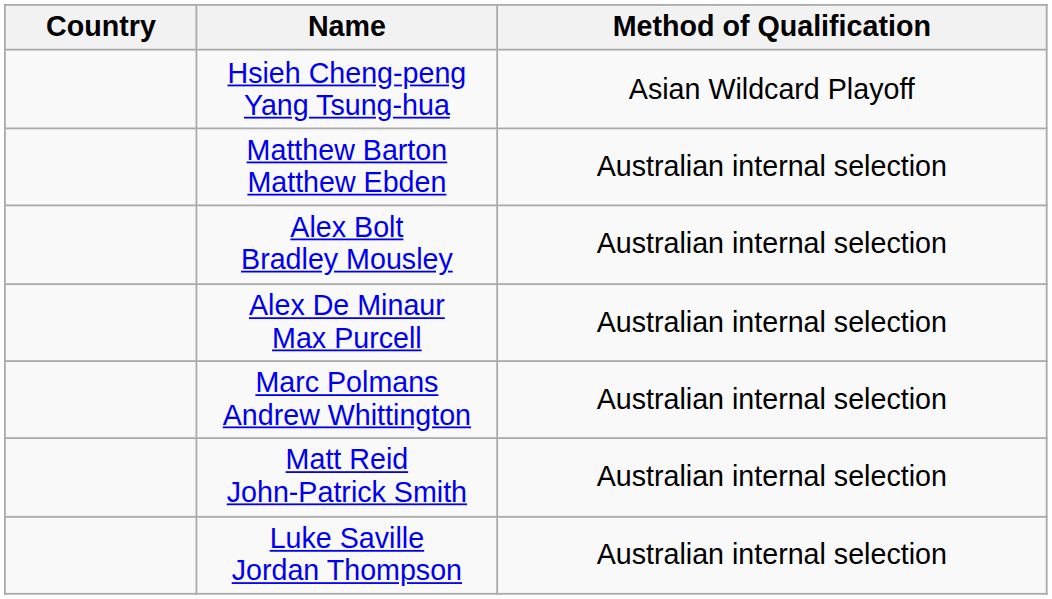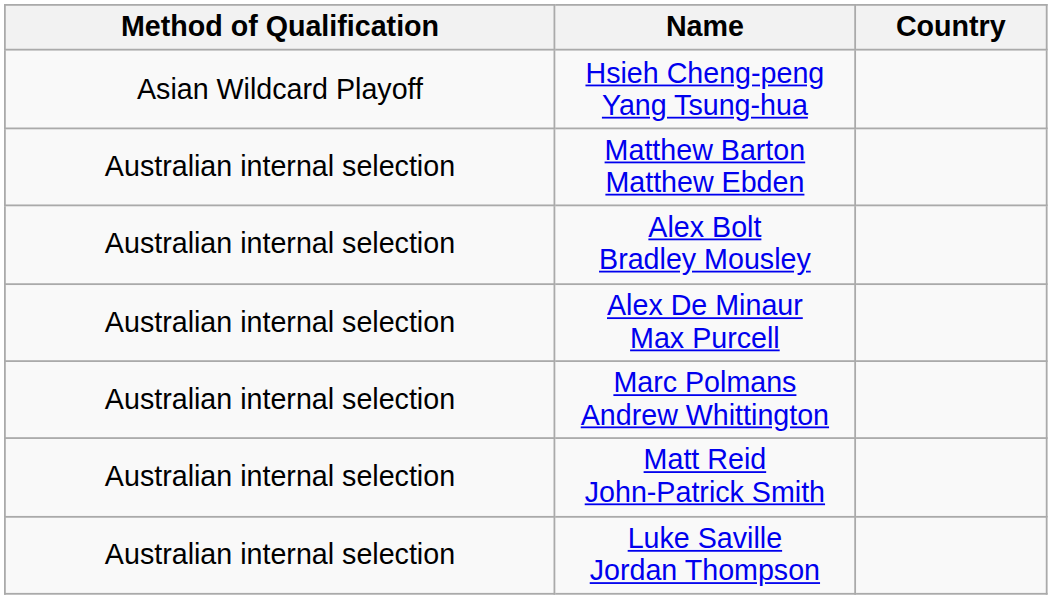columns swapped: (101, 27) <-> (772, 27)
